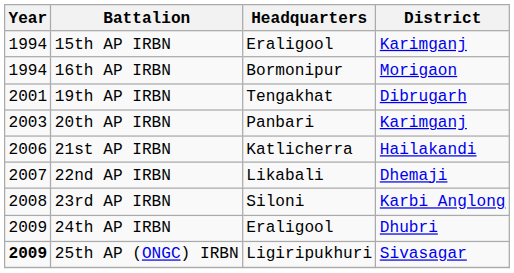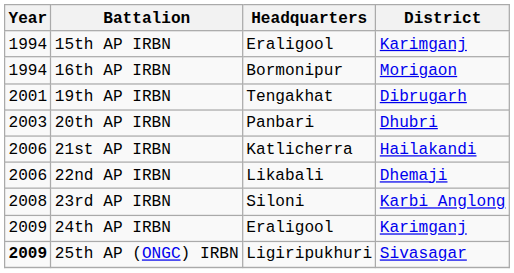(423, 123) Karimganj -> (409, 123) Dhubri
(28, 175) 2007 -> (28, 175) 2006
(409, 228) Dhubri -> (423, 228) Karimganj
